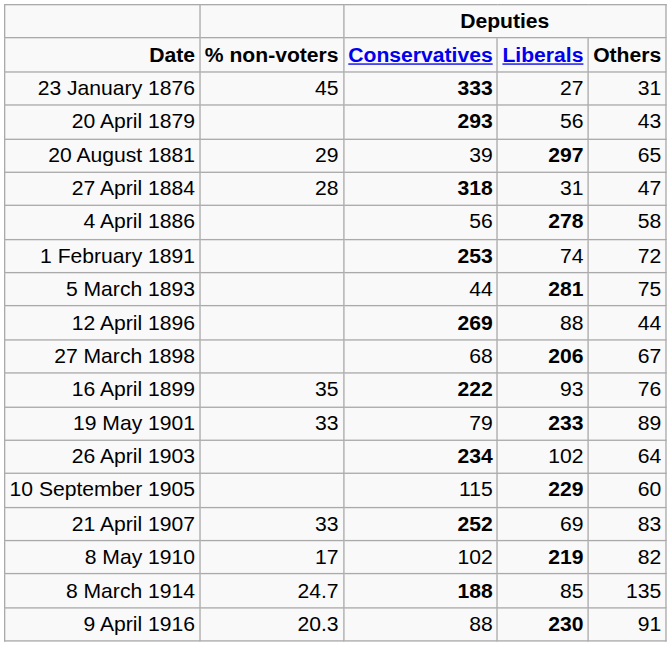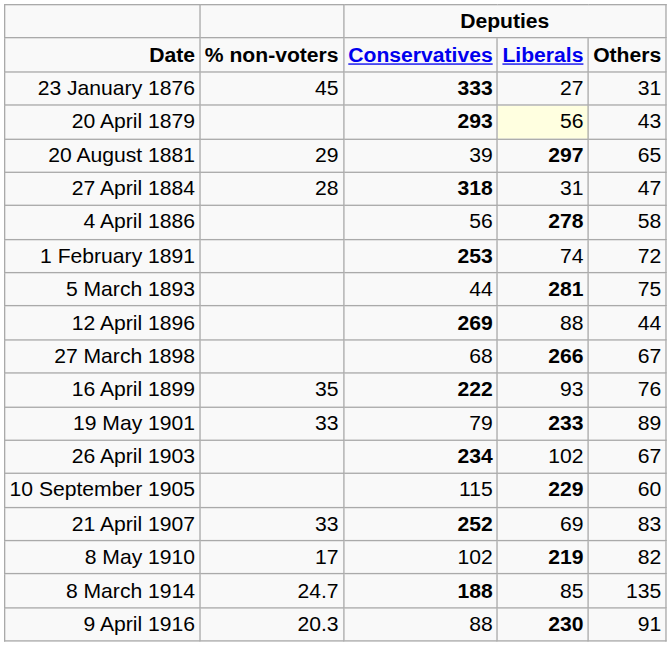(572, 121) no background -> (572, 121) lightyellow background
(566, 356) 206 -> (566, 356) 266
(649, 456) 64 -> (649, 456) 67
